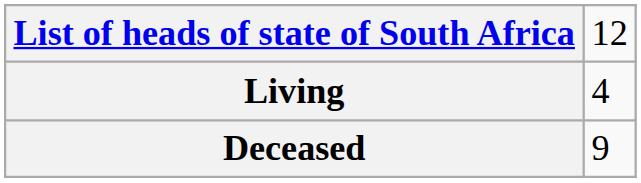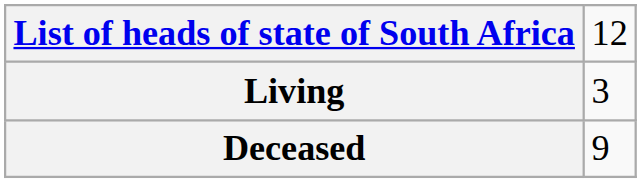(601, 90) 4 -> (601, 90) 3
